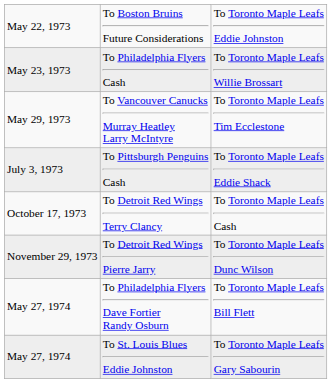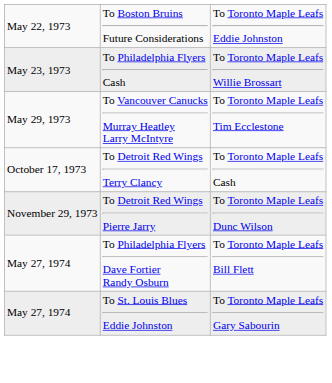- row: (156, 169)
